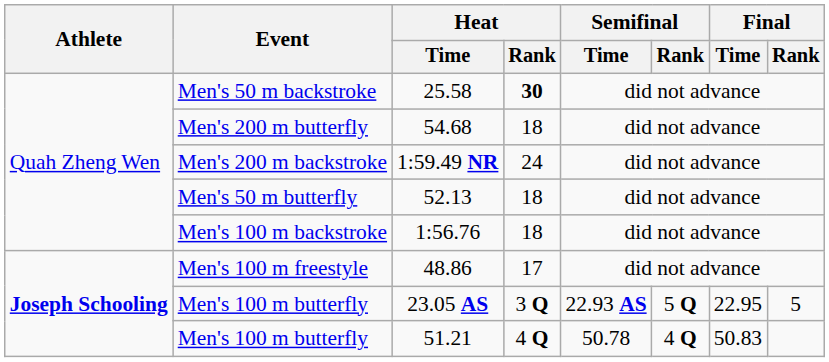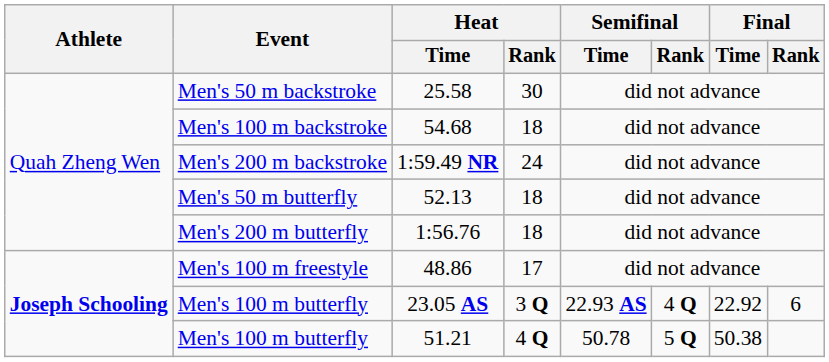(532, 91) bold -> (532, 91) normal
(273, 126) Men's 200 m butterfly -> (282, 126) Men's 100 m backstroke
(282, 233) Men's 100 m backstroke -> (273, 233) Men's 200 m butterfly
(680, 303) 5 Q -> (680, 303) 4 Q
(738, 303) 22.95 -> (738, 303) 22.92
(796, 303) 5 -> (796, 303) 6
(680, 339) 4 Q -> (680, 339) 5 Q
(738, 339) 50.83 -> (738, 339) 50.38
